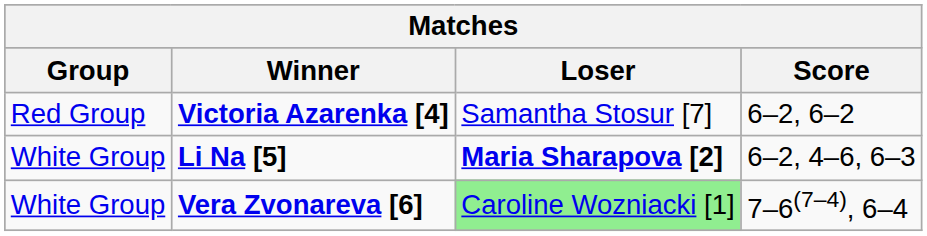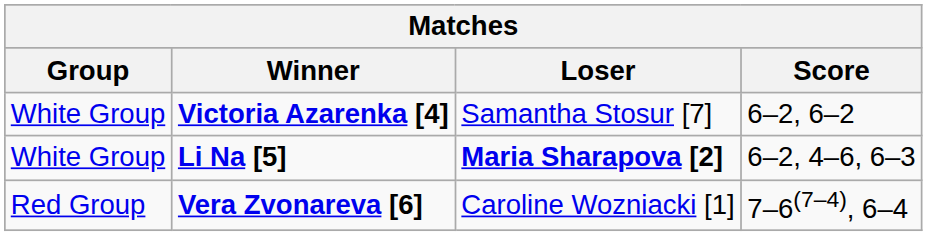(78, 113) Red Group -> (88, 113) White Group
(88, 204) White Group -> (78, 204) Red Group
(598, 204) lightgreen background -> (598, 204) no background
